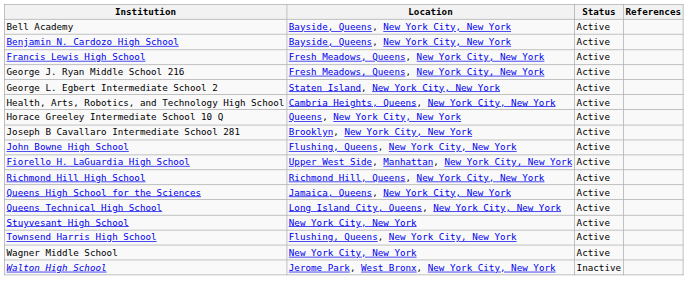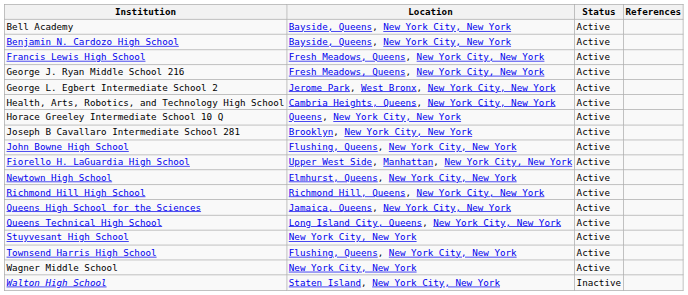(394, 87) Staten Island, New York City, New York -> (422, 87) Jerome Park, West Bronx, New York City, New York
+ row: (59, 177)
(422, 268) Jerome Park, West Bronx, New York City, New York -> (394, 283) Staten Island, New York City, New York
